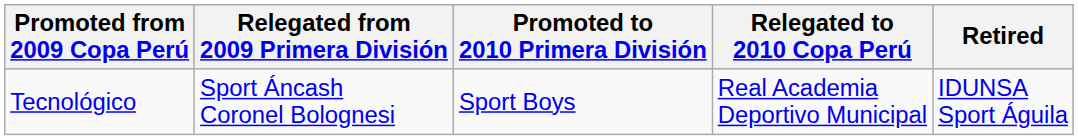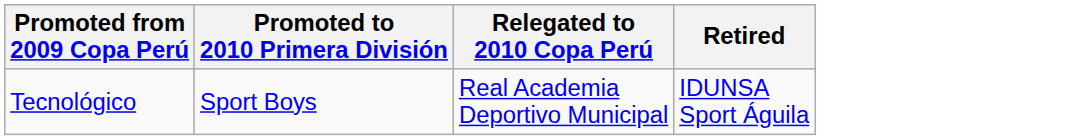- column: (324, 36)
